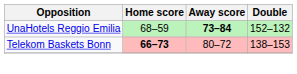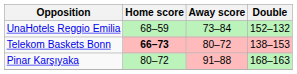(217, 28) bold -> (217, 28) normal
+ row: (43, 61)
